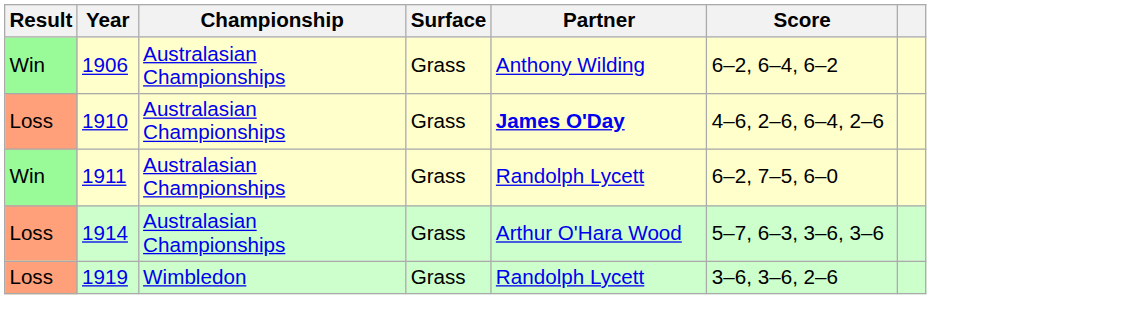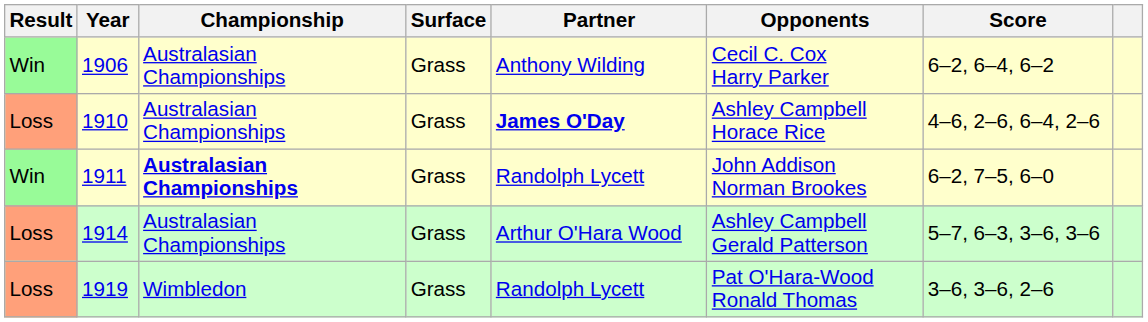+ column: (815, 20)
(214, 177) normal -> (221, 177) bold
